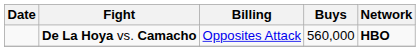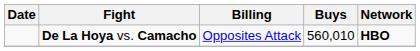(331, 35) 560,000 -> (331, 35) 560,010
